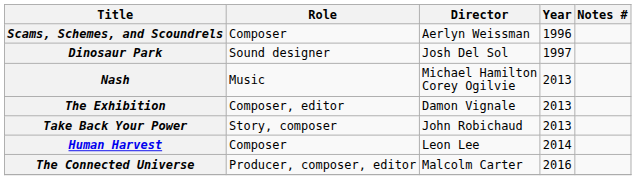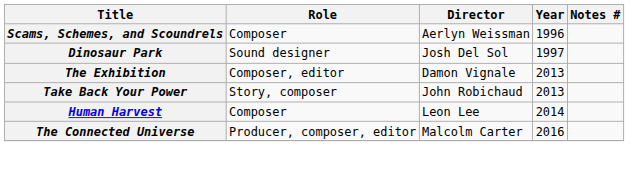- row: (115, 80)
